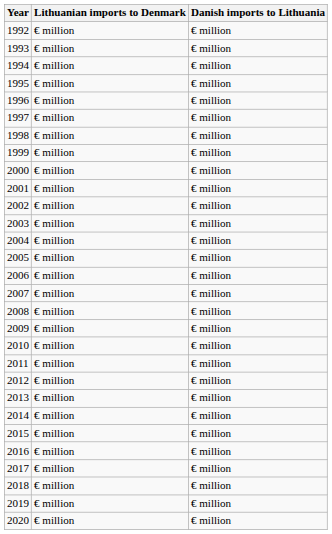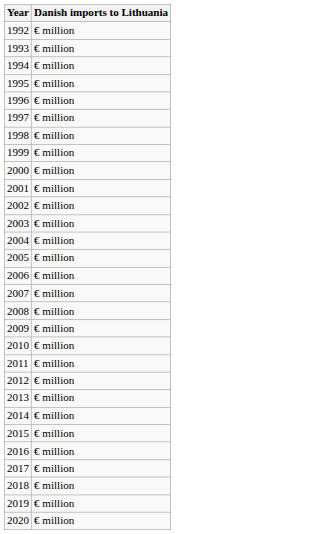- column: (110, 13)
